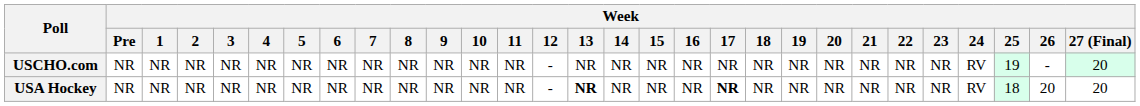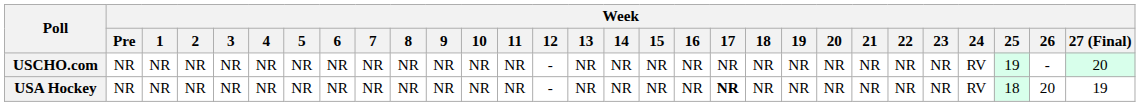(586, 88) bold -> (586, 88) normal
(1100, 88) 20 -> (1100, 88) 19
